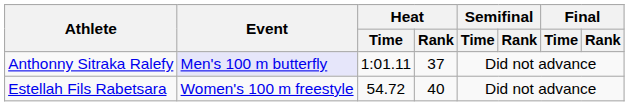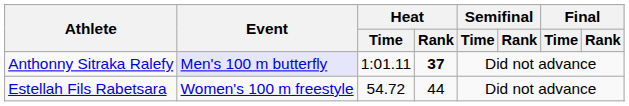(436, 64) normal -> (436, 64) bold
(436, 89) 40 -> (436, 89) 44
